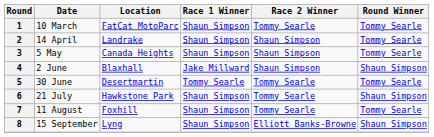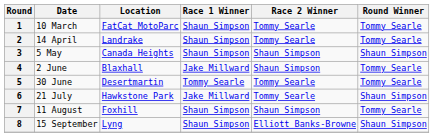(287, 40) Shaun Simpson -> (284, 40) Tommy Searle
(391, 54) Tommy Searle -> (393, 54) Shaun Simpson
(393, 68) Shaun Simpson -> (391, 68) Tommy Searle
(216, 97) Shaun Simpson -> (216, 97) Jake Millward
(284, 111) Tommy Searle -> (287, 111) Shaun Simpson
